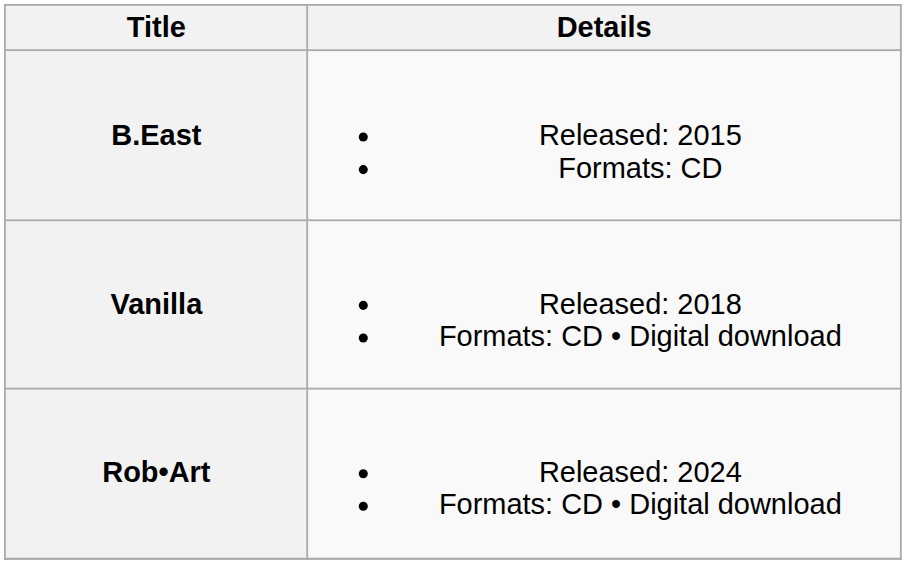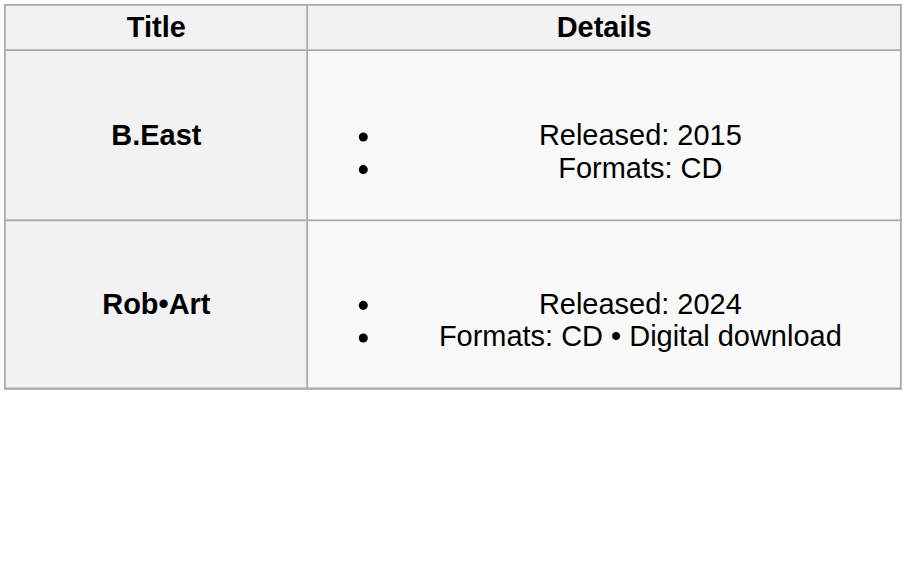- row: (156, 303)
